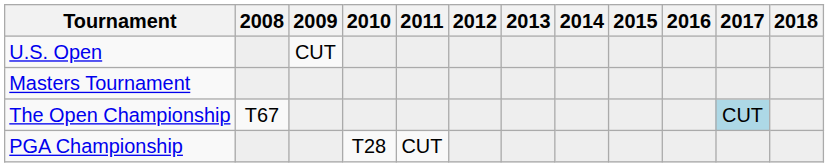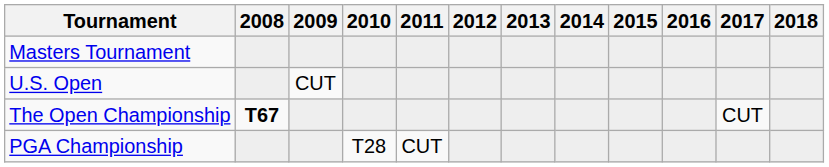rows swapped: (100, 84) <-> (56, 52)
(262, 115) normal -> (262, 115) bold
(742, 115) lightblue background -> (742, 115) no background
